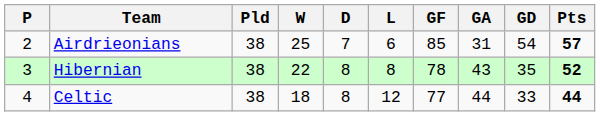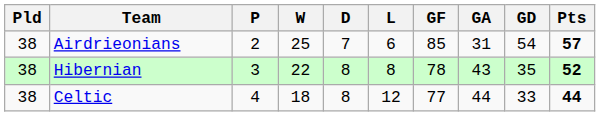columns swapped: (27, 18) <-> (255, 18)
